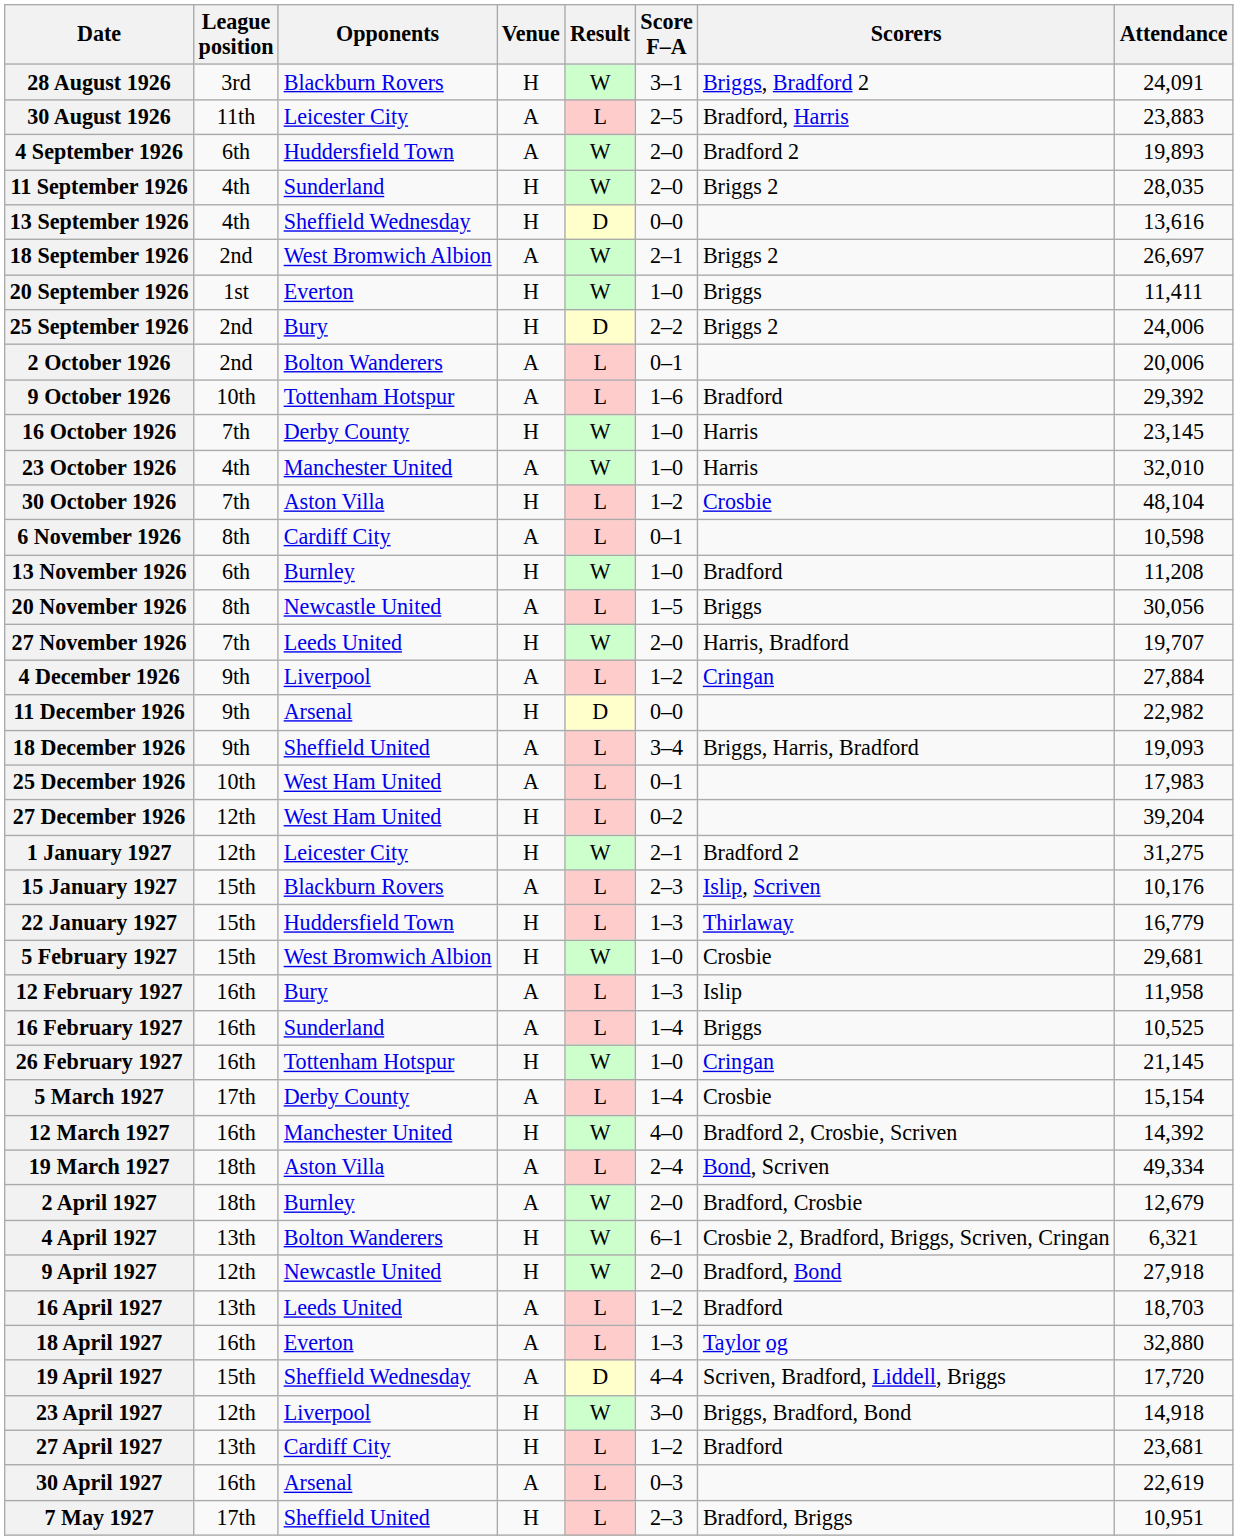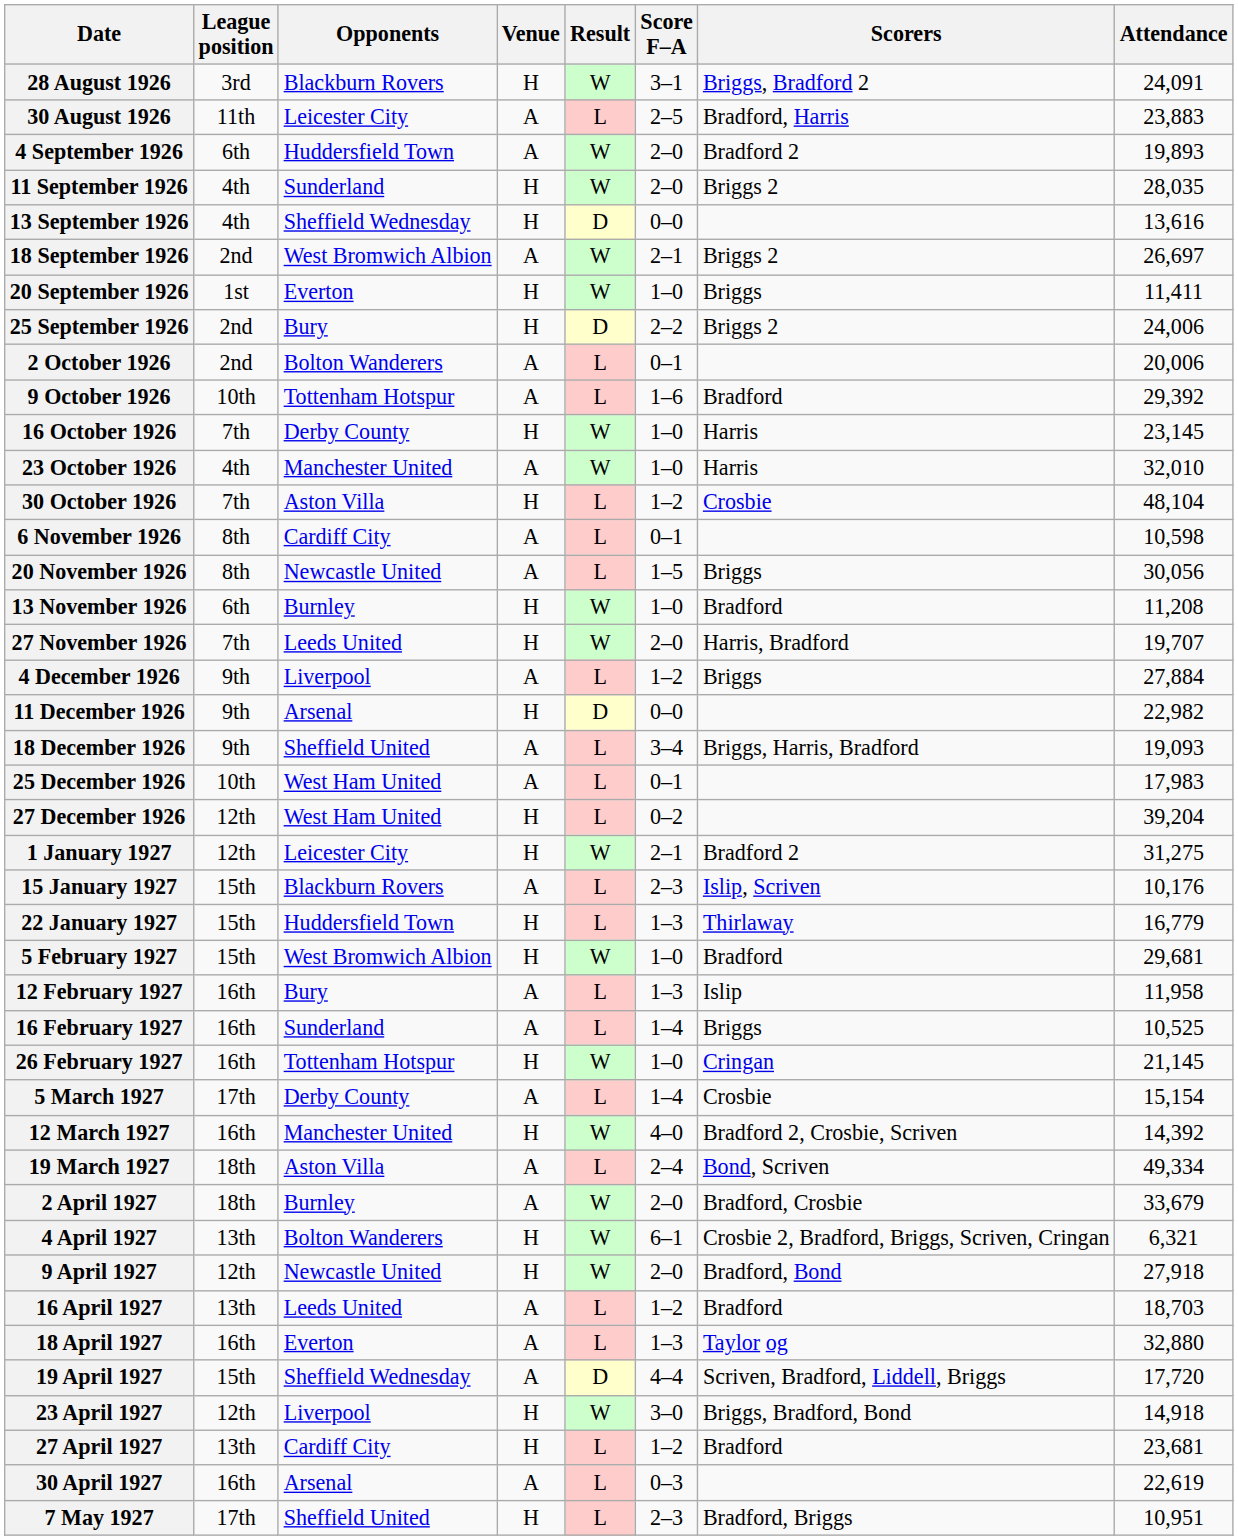rows swapped: (99, 572) <-> (99, 607)
(738, 677) Cringan -> (732, 677) Briggs
(737, 957) Crosbie -> (743, 957) Bradford
(1174, 1202) 12,679 -> (1174, 1202) 33,679
